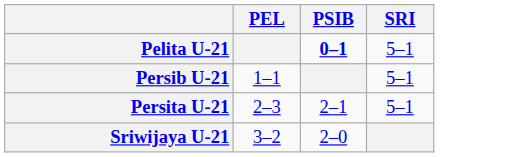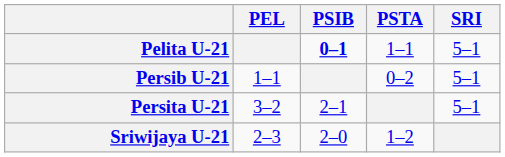+ column: (400, 19)
(267, 107) 2–3 -> (267, 107) 3–2
(267, 136) 3–2 -> (267, 136) 2–3
